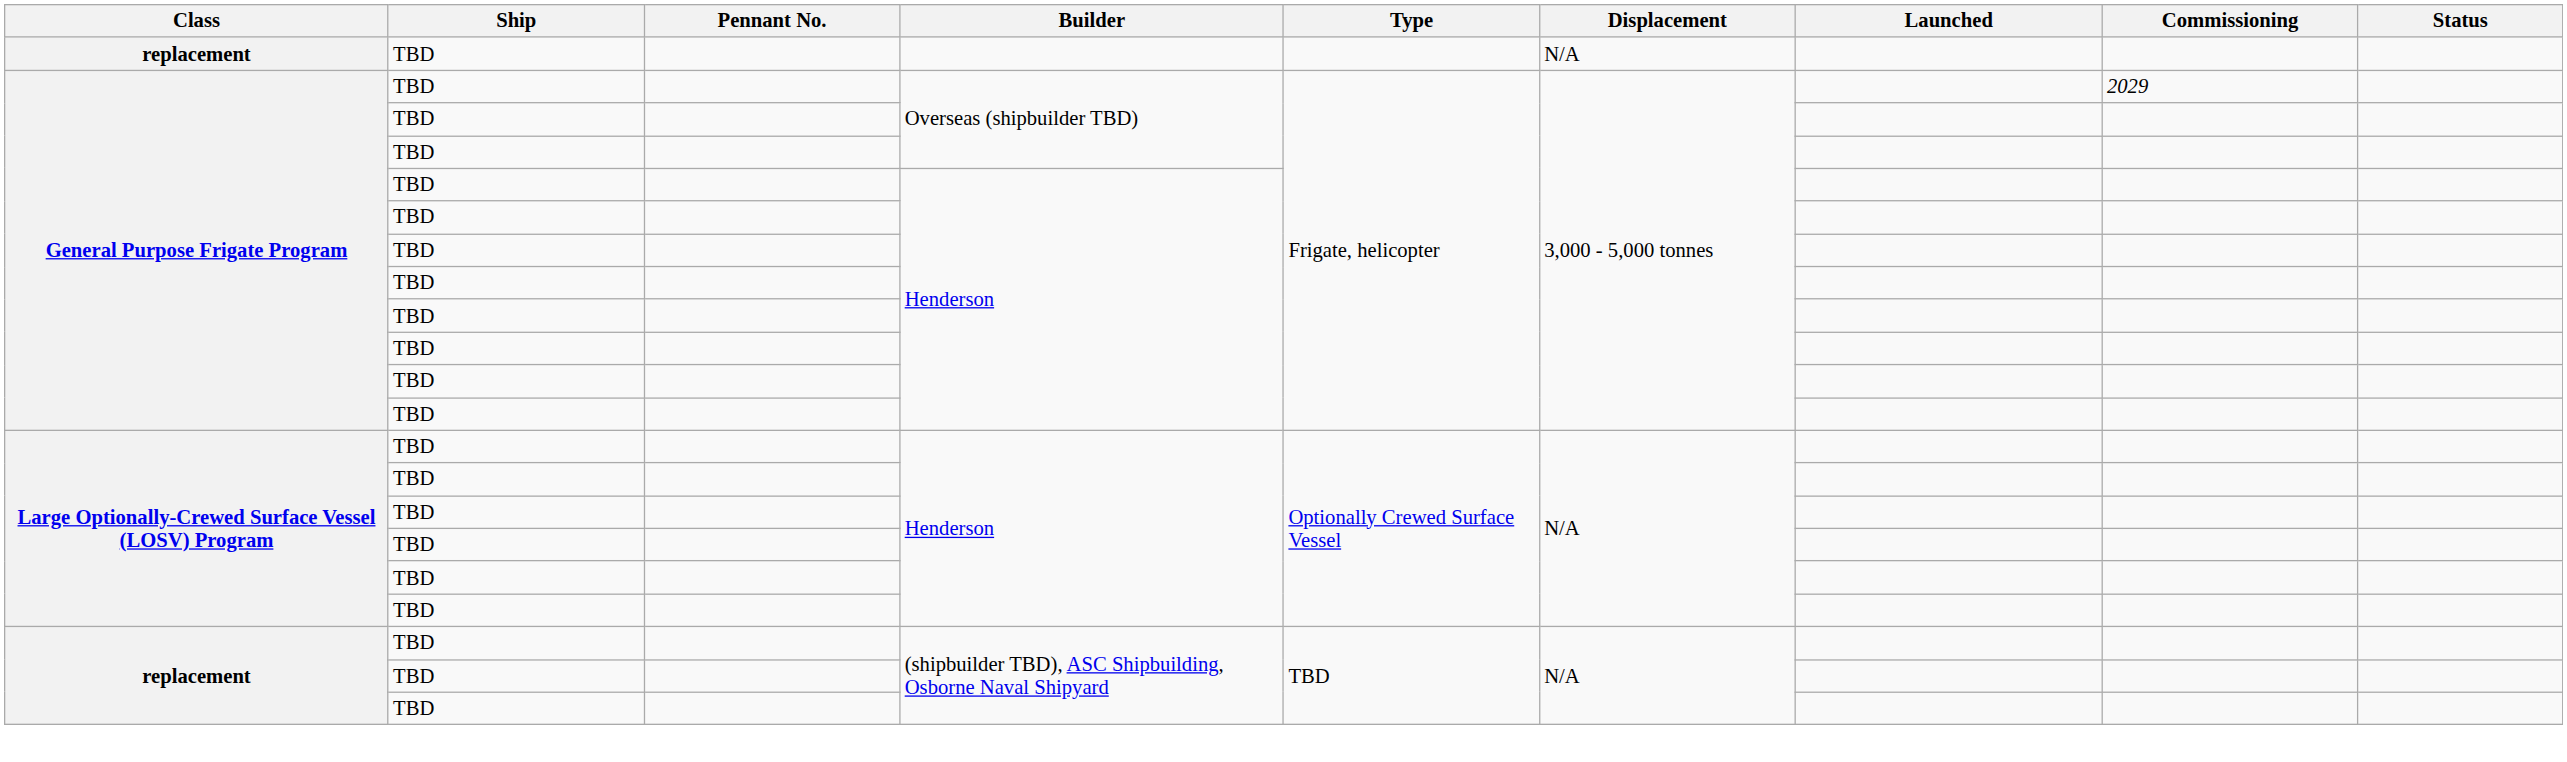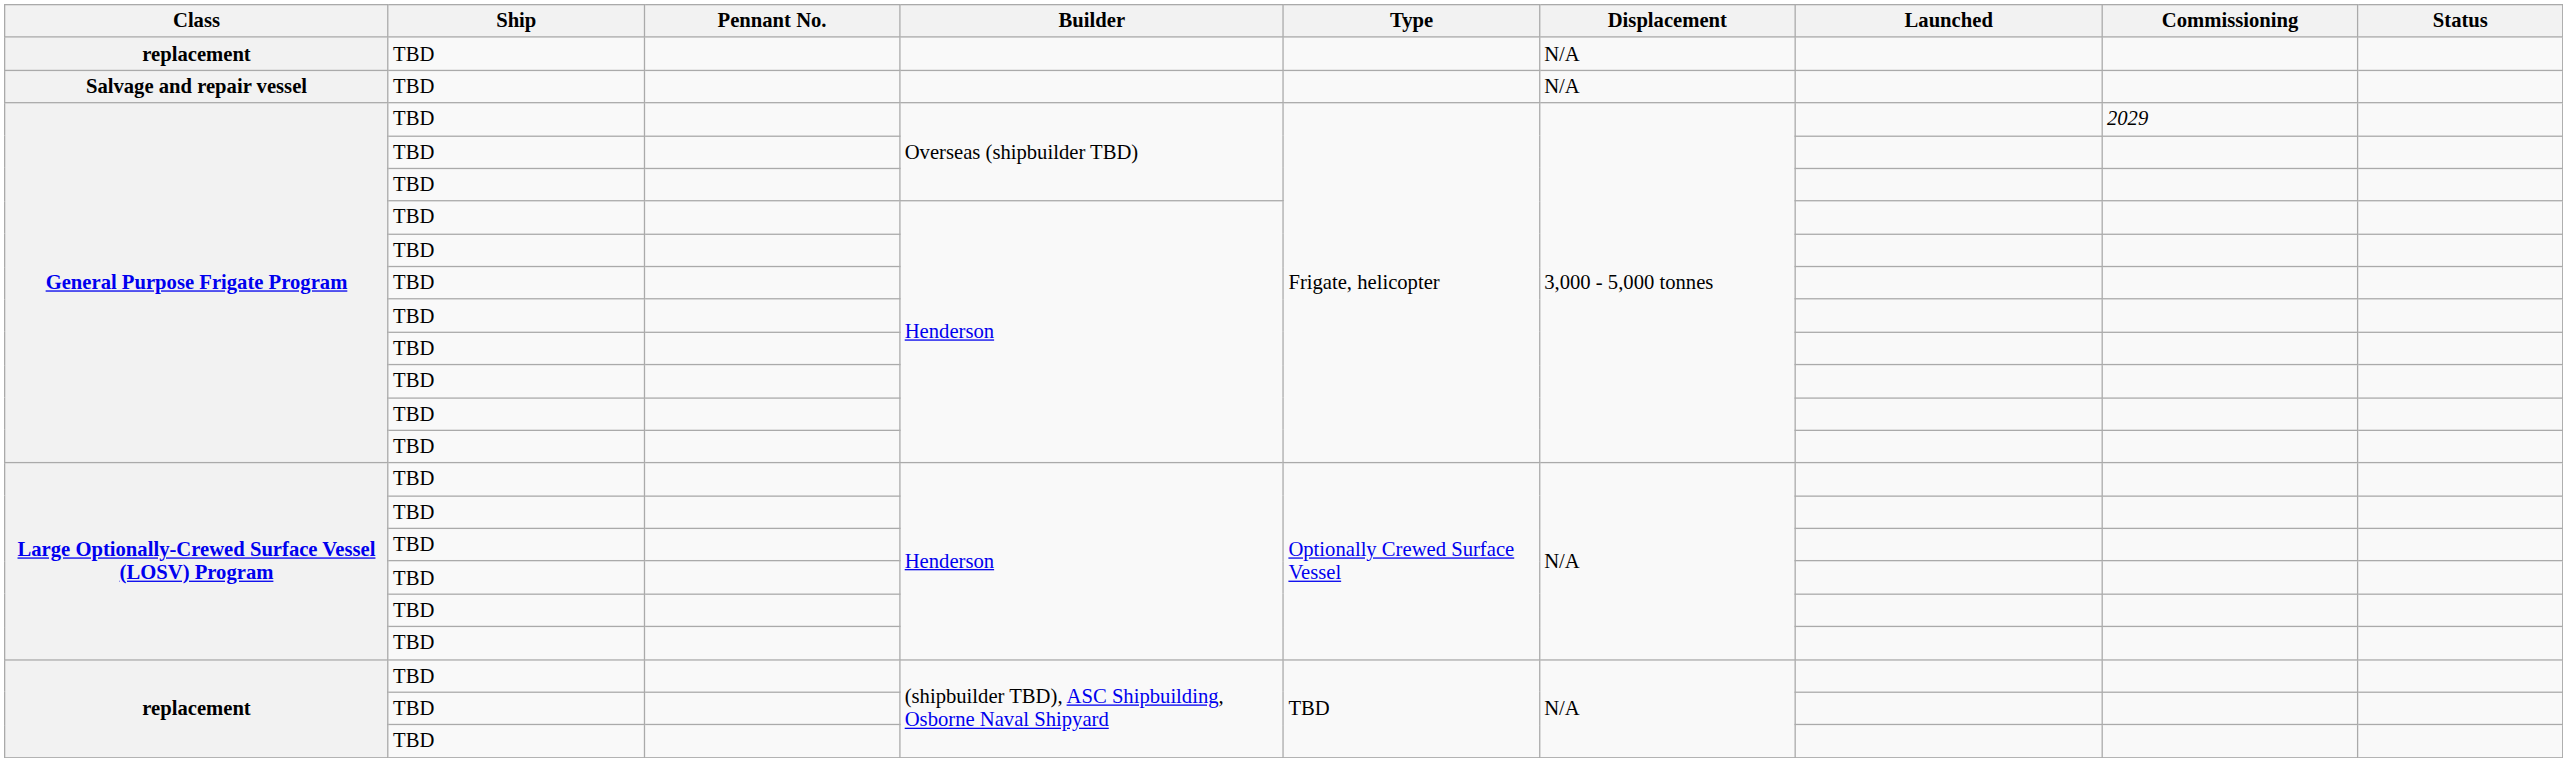+ row: (196, 86)
